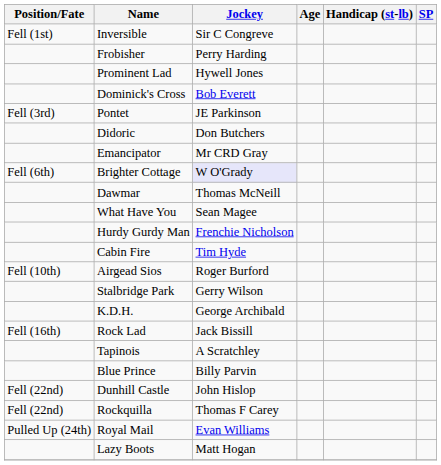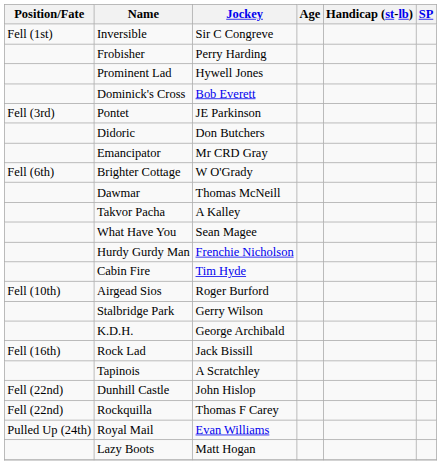(224, 172) lavender background -> (224, 172) no background
+ row: (131, 212)
- row: (126, 370)
